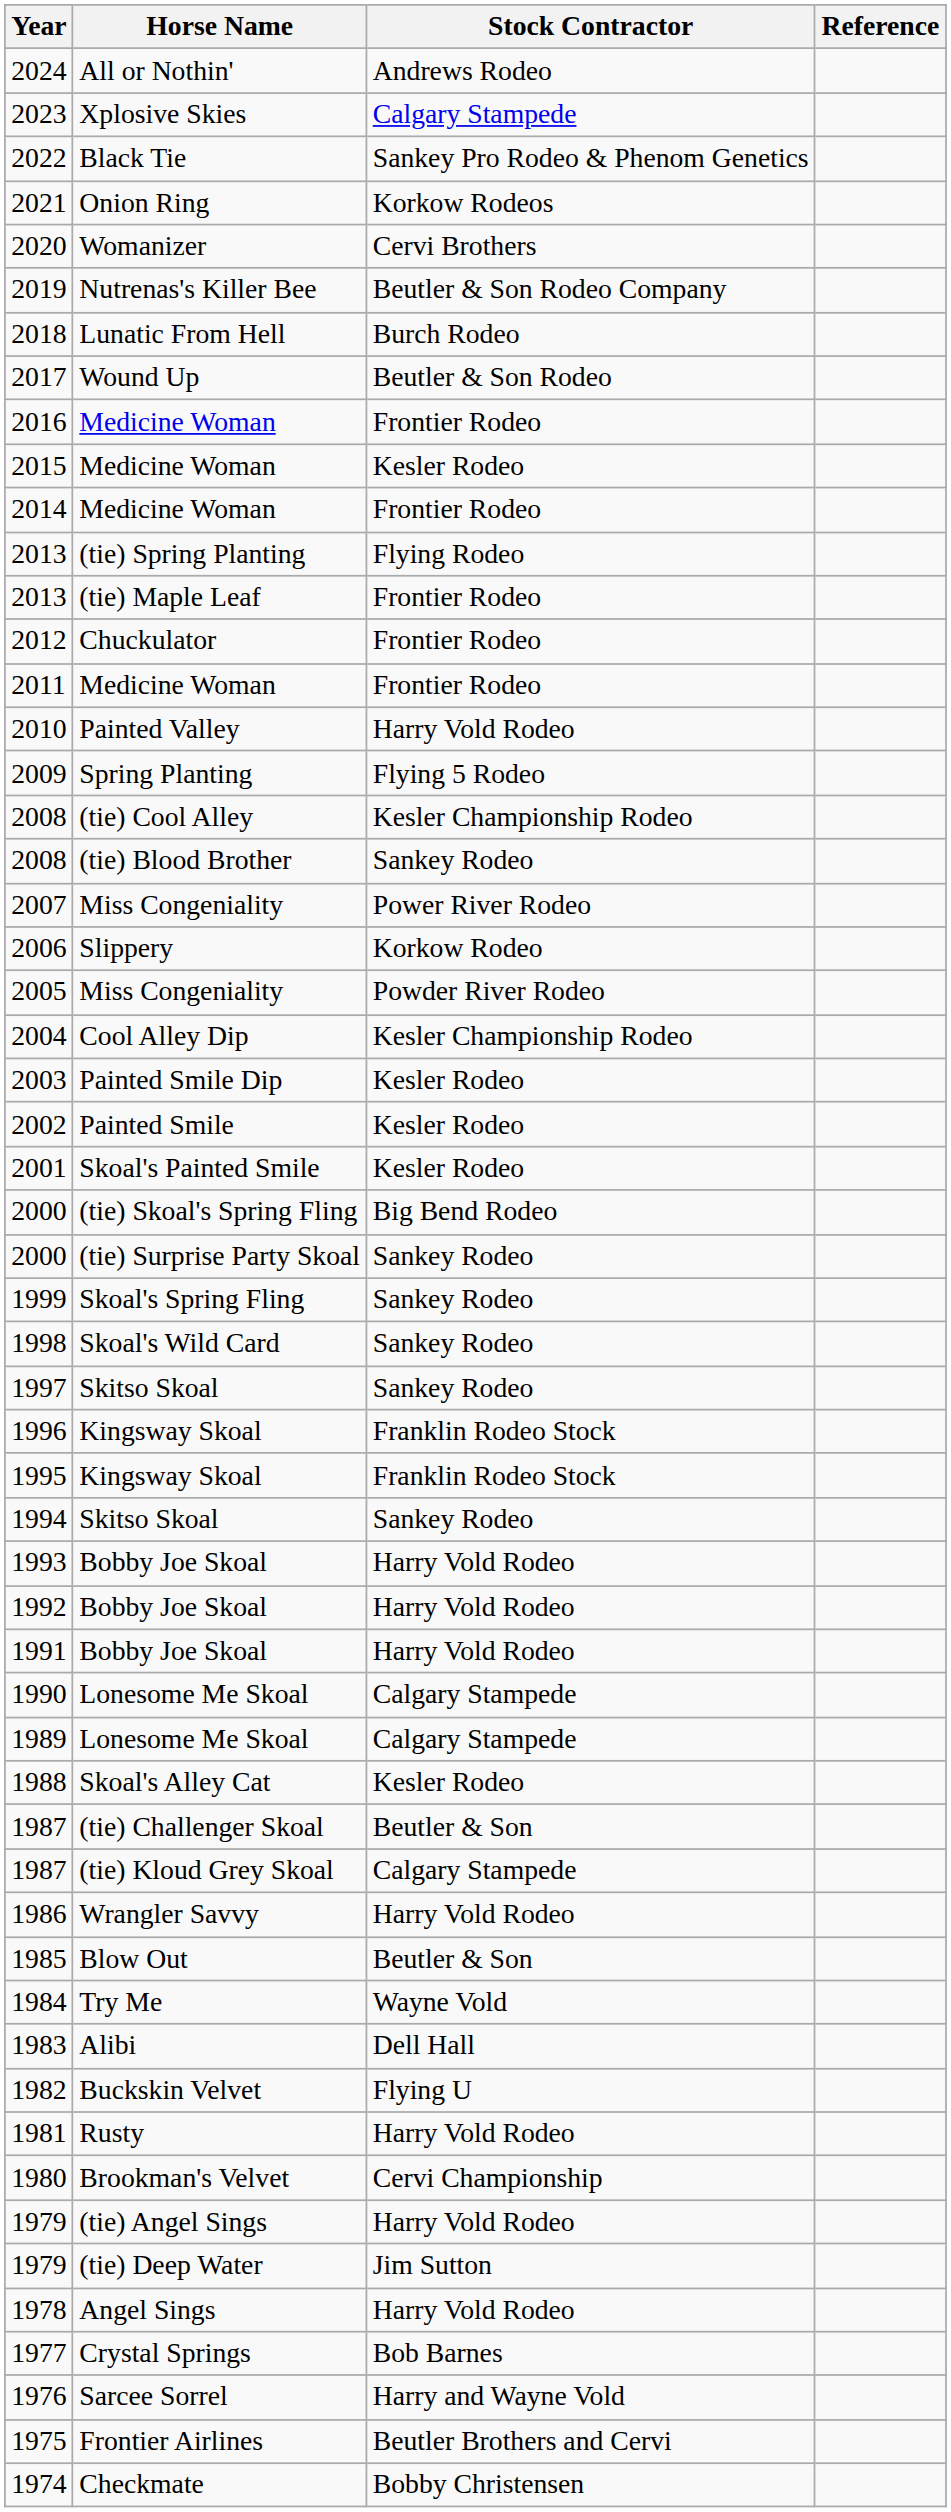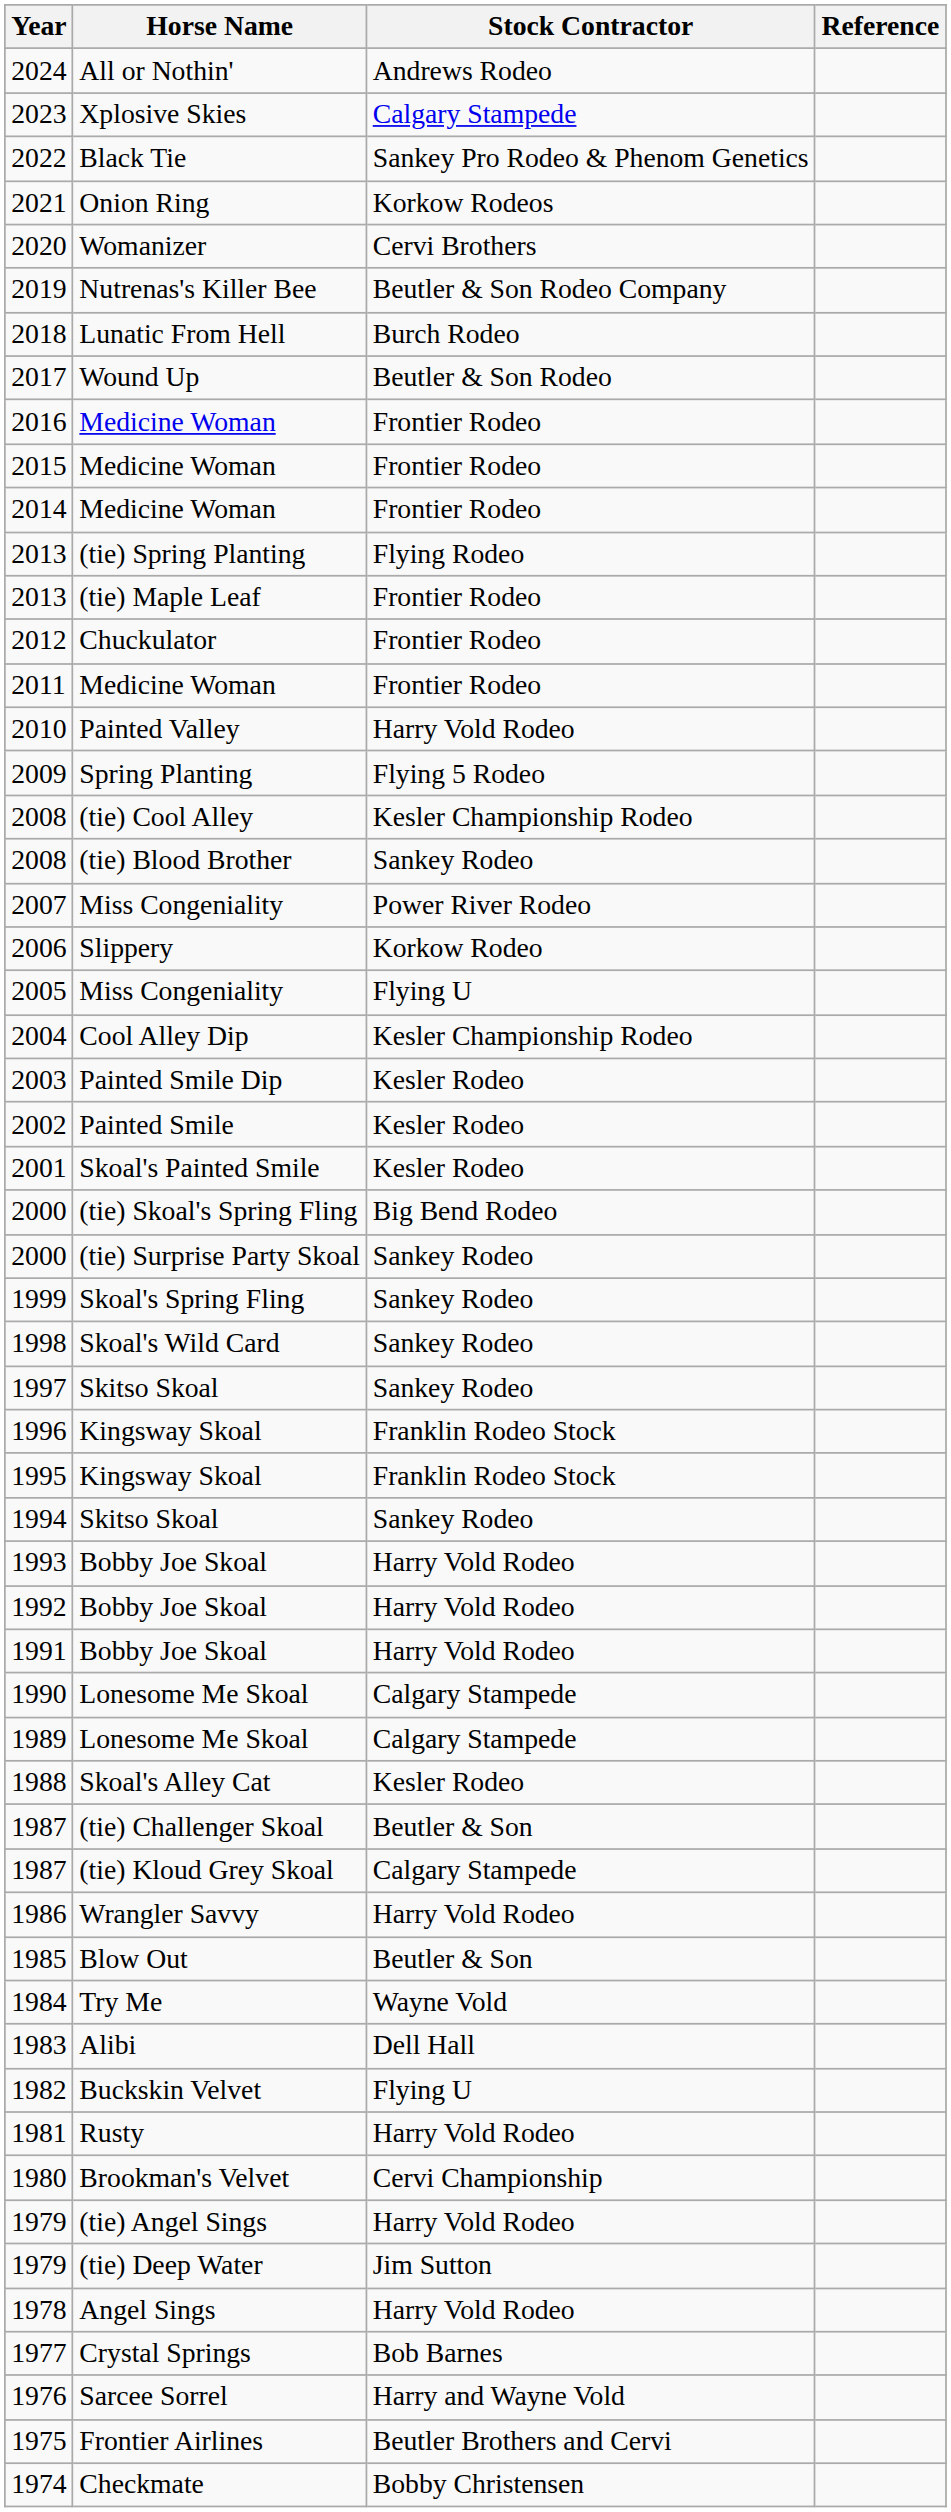(448, 465) Kesler Rodeo -> (457, 465) Frontier Rodeo
(489, 992) Powder River Rodeo -> (422, 992) Flying U
